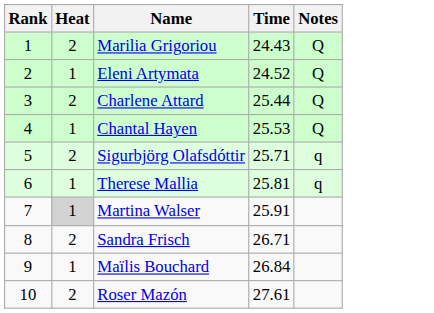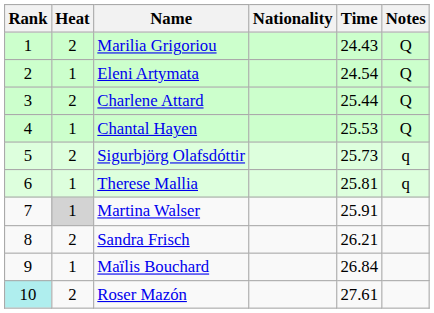+ column: (293, 18)
(272, 73) 24.52 -> (359, 73) 24.54
(272, 156) 25.71 -> (359, 156) 25.73
(272, 239) 26.71 -> (359, 239) 26.21
(28, 294) no background -> (28, 294) paleturquoise background
